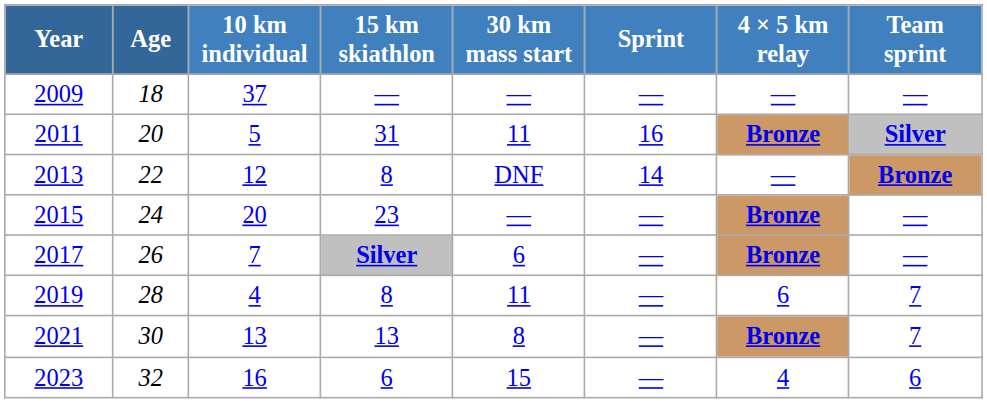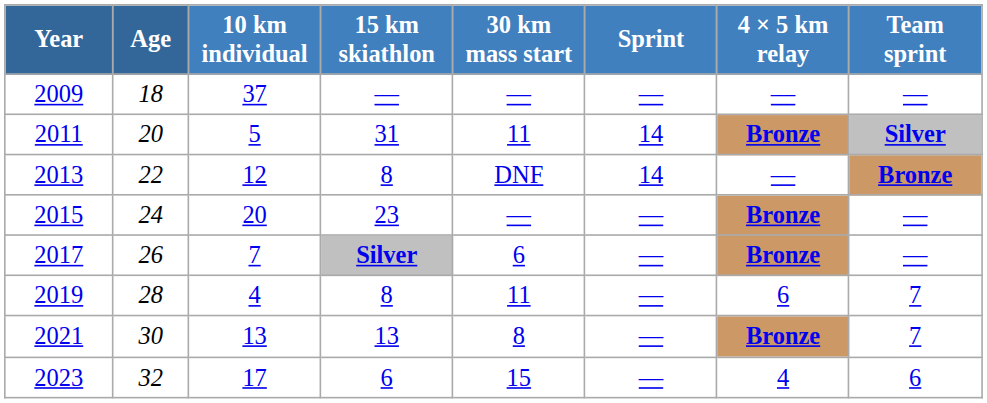(651, 134) 16 -> (651, 134) 14
(255, 376) 16 -> (255, 376) 17
